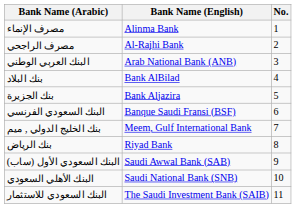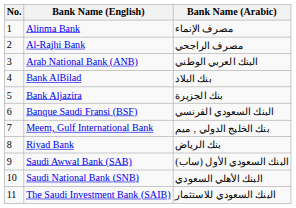columns swapped: (281, 12) <-> (63, 12)
